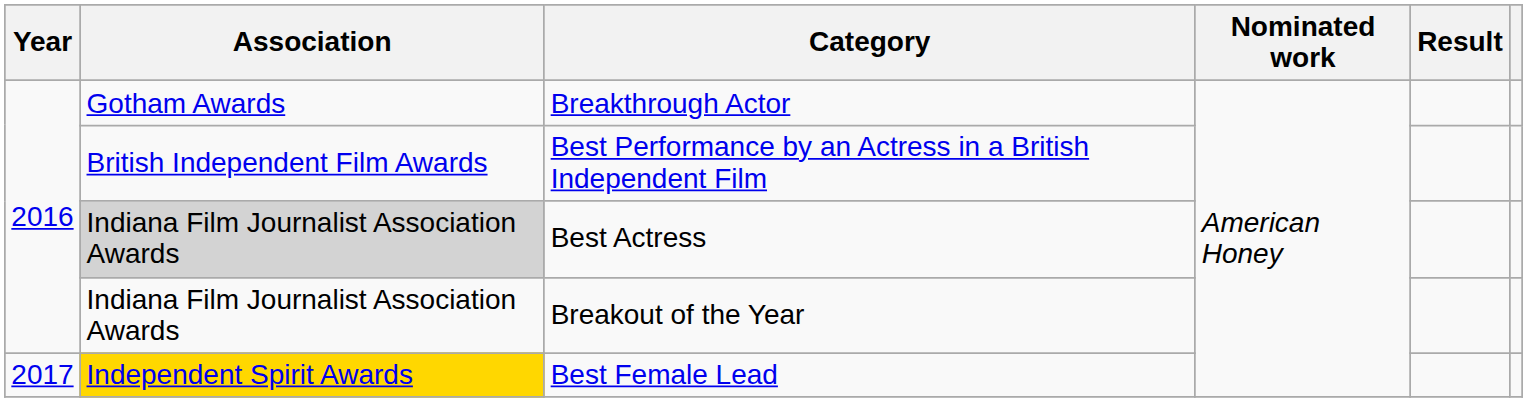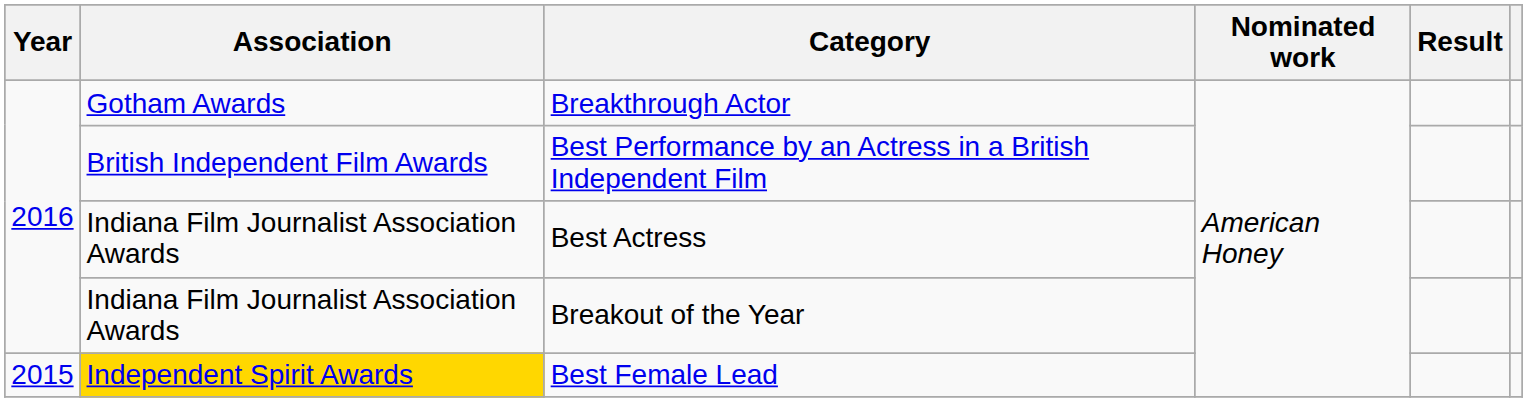(301, 238) lightgrey background -> (301, 238) no background
(42, 374) 2017 -> (42, 374) 2015
